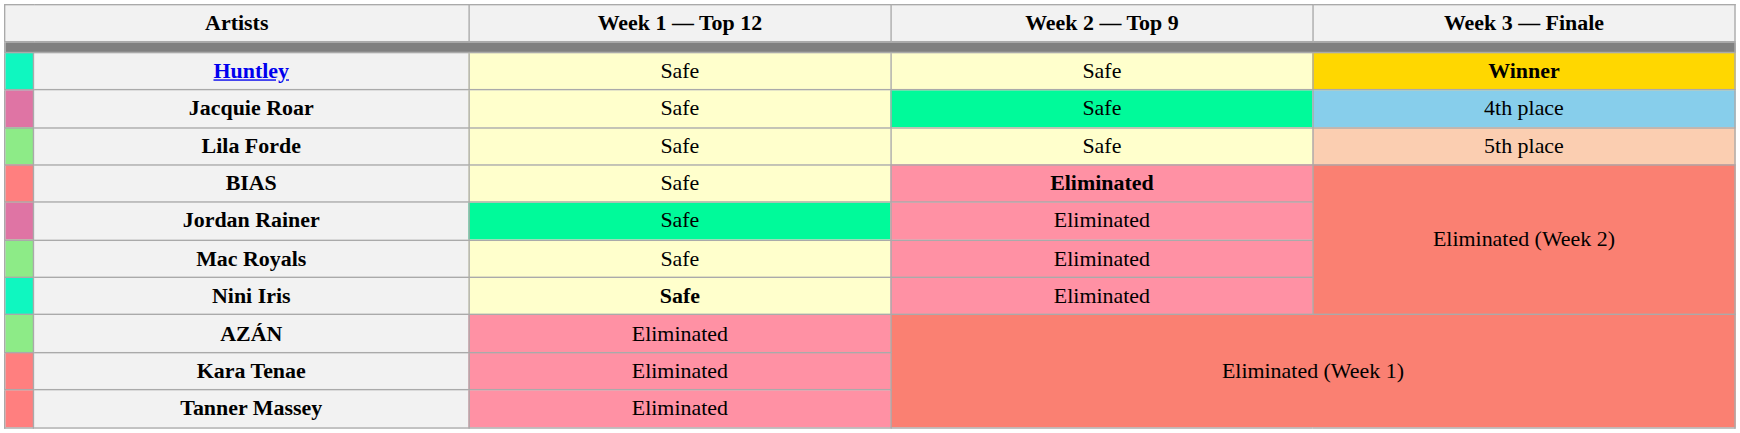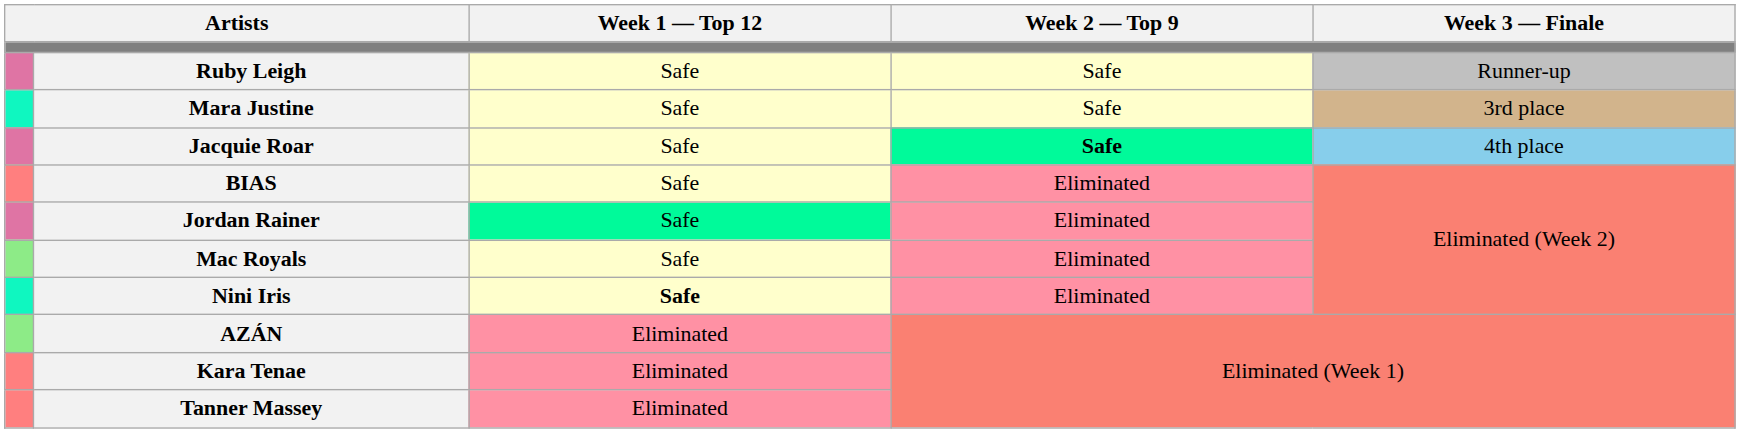- row: (251, 70)
+ row: (251, 70)
+ row: (251, 108)
(1102, 108) normal -> (1102, 145) bold
- row: (251, 145)
(1102, 183) bold -> (1102, 183) normal
